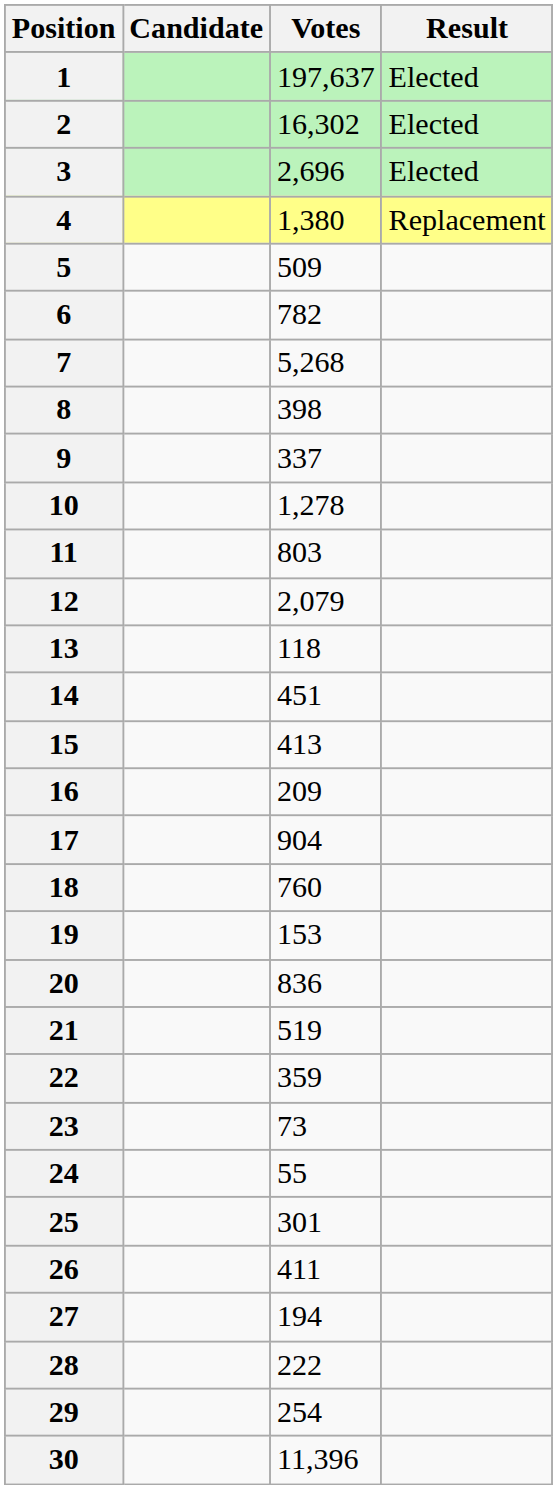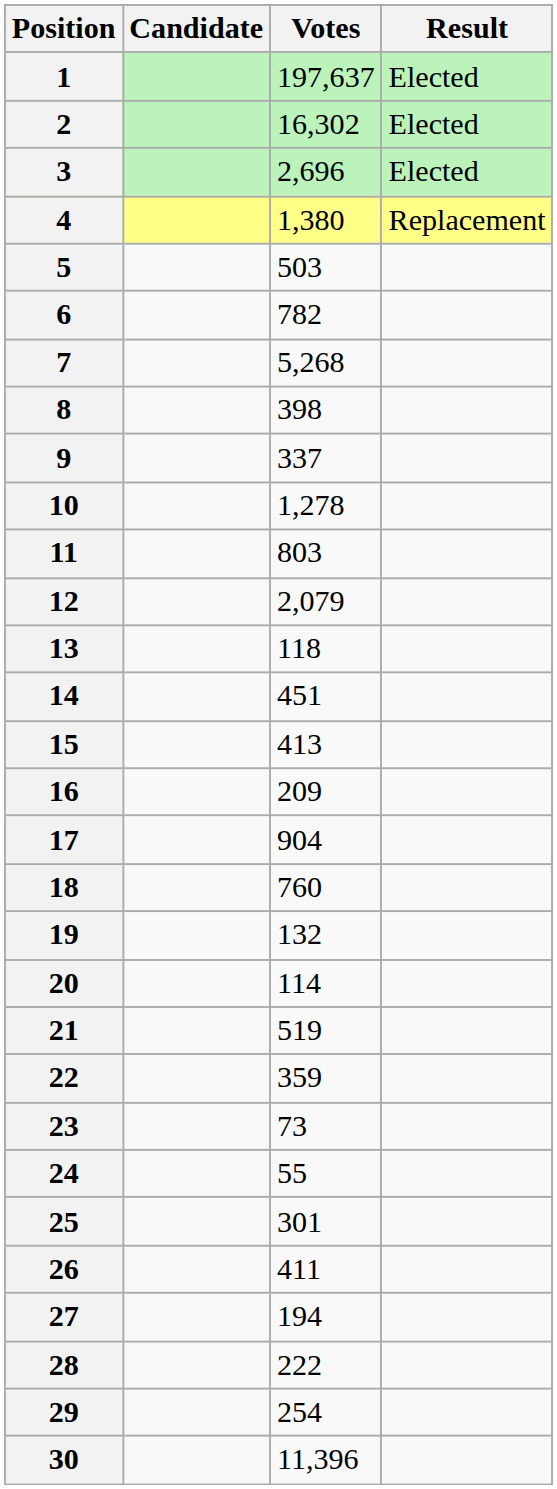(300, 266) 509 -> (300, 266) 503
(300, 934) 153 -> (300, 934) 132
(300, 982) 836 -> (299, 982) 114
